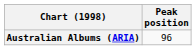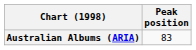(167, 38) 96 -> (167, 38) 83
